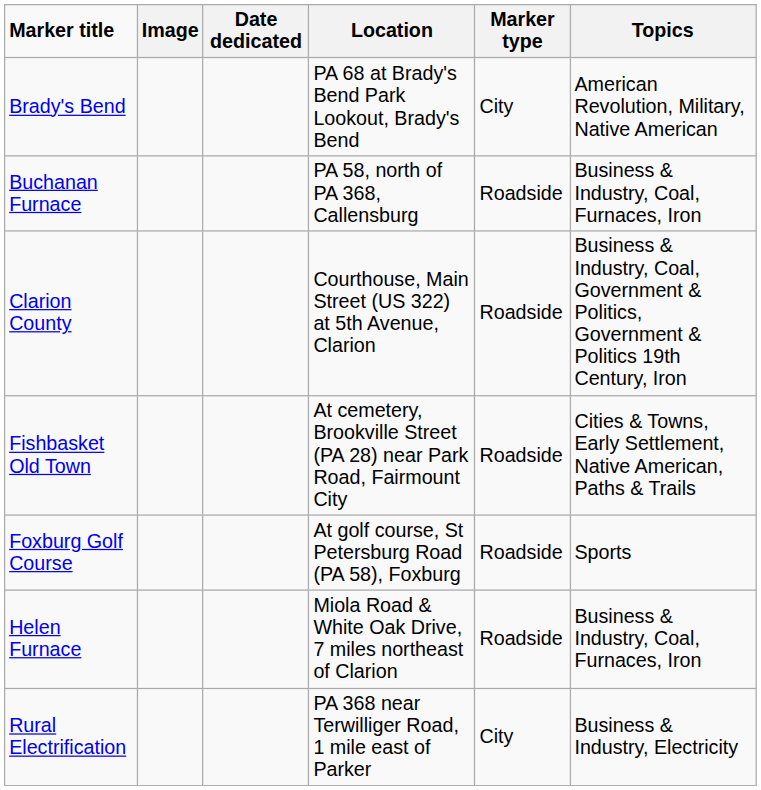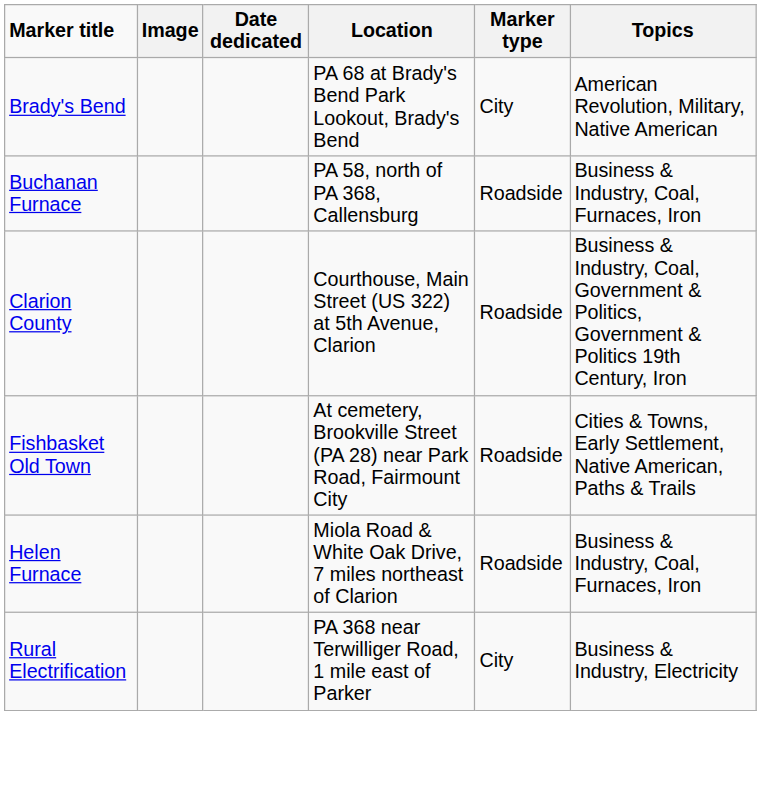- row: (66, 552)
